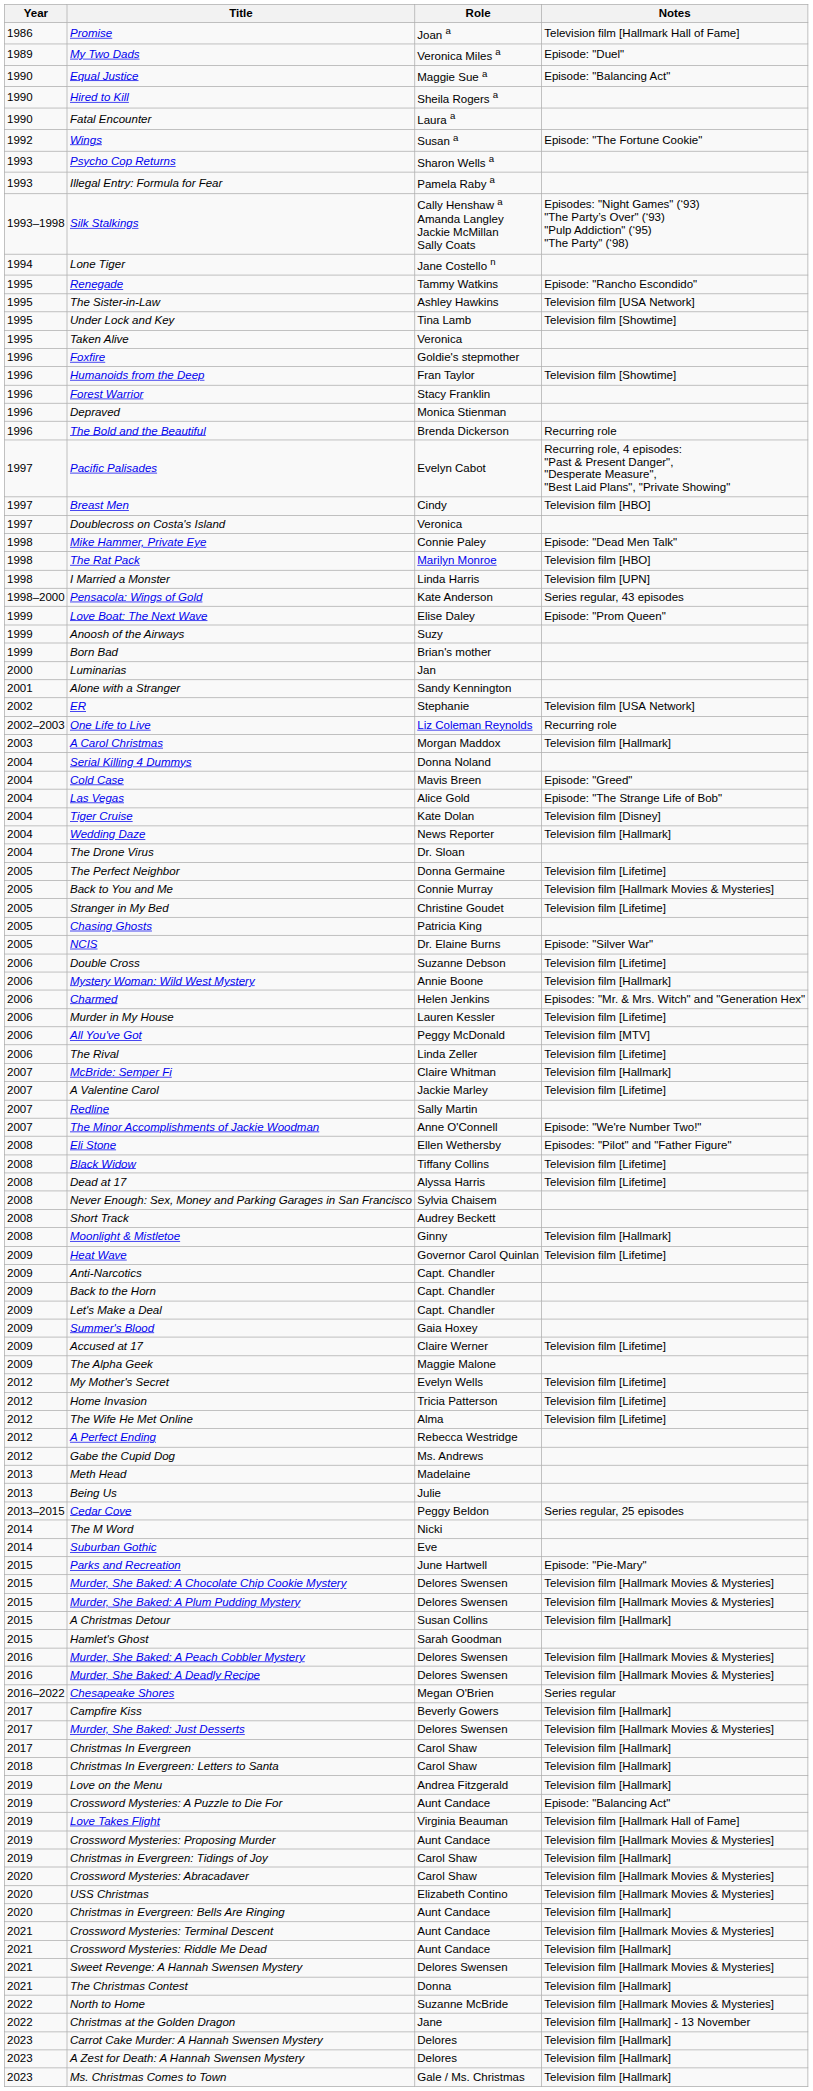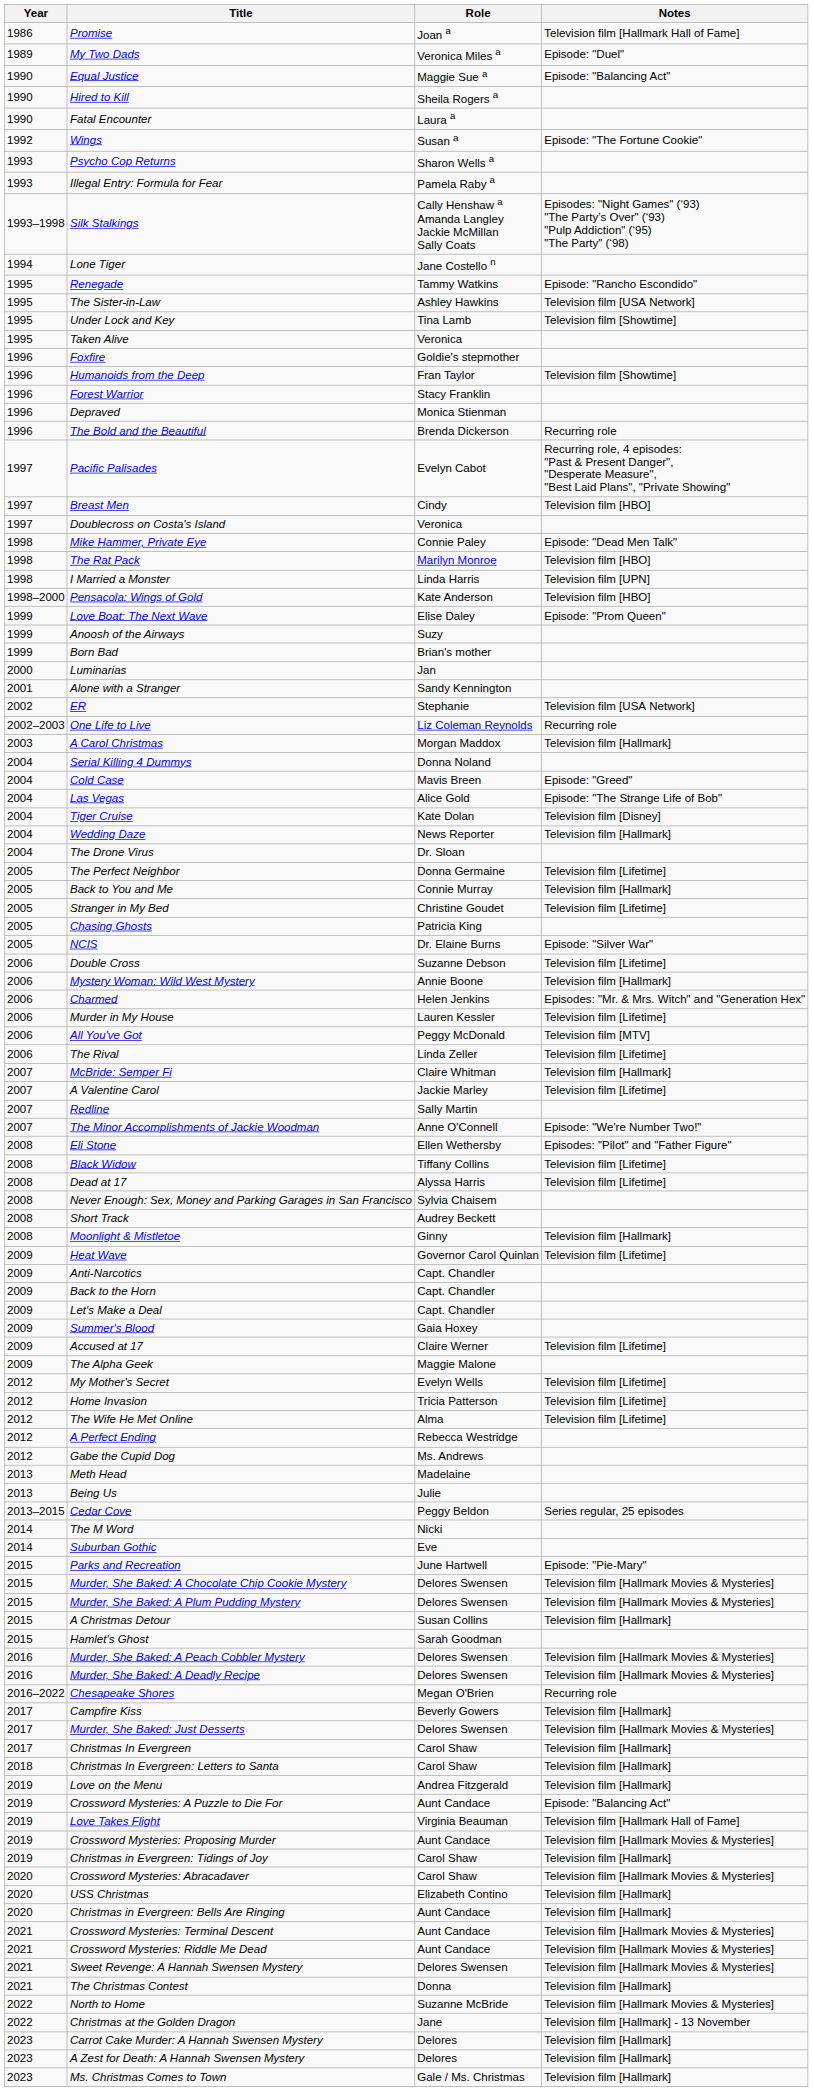(614, 597) Series regular, 43 episodes -> (597, 597) Television film [HBO]
(659, 889) Television film [Hallmark Movies & Mysteries] -> (608, 889) Television film [Hallmark]
(580, 1693) Series regular -> (580, 1693) Recurring role
(659, 1894) Television film [Hallmark Movies & Mysteries] -> (608, 1894) Television film [Hallmark]
(608, 1949) Television film [Hallmark] -> (659, 1949) Television film [Hallmark Movies & Mysteries]
